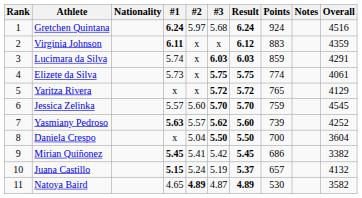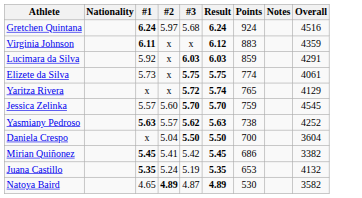- column: (18, 12)
(175, 59) 5.74 -> (147, 59) 5.92
(245, 91) 5.72 -> (218, 91) 5.74
(245, 122) 5.60 -> (218, 122) 5.63
(277, 122) 739 -> (249, 122) 738
(175, 169) 5.15 -> (147, 169) 5.35
(245, 169) 5.37 -> (218, 169) 5.35
(277, 169) 657 -> (249, 169) 653
